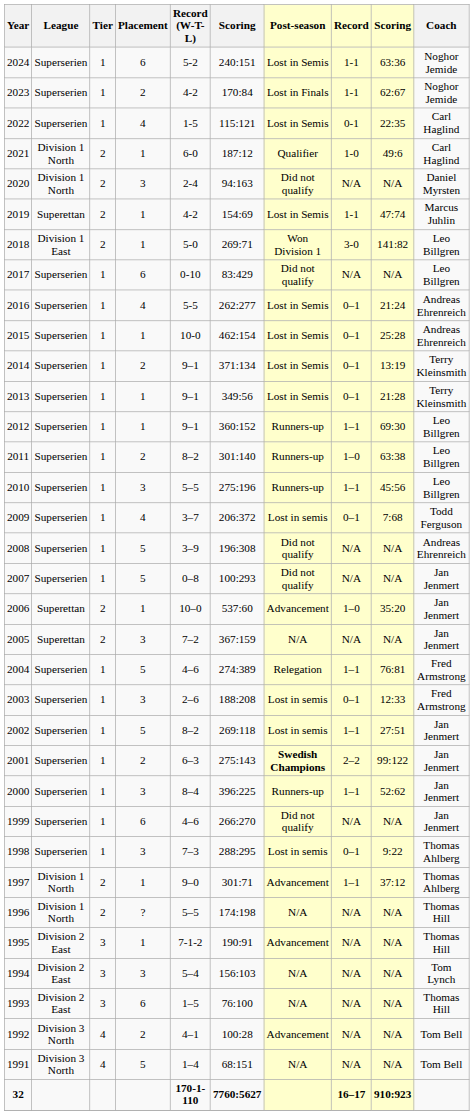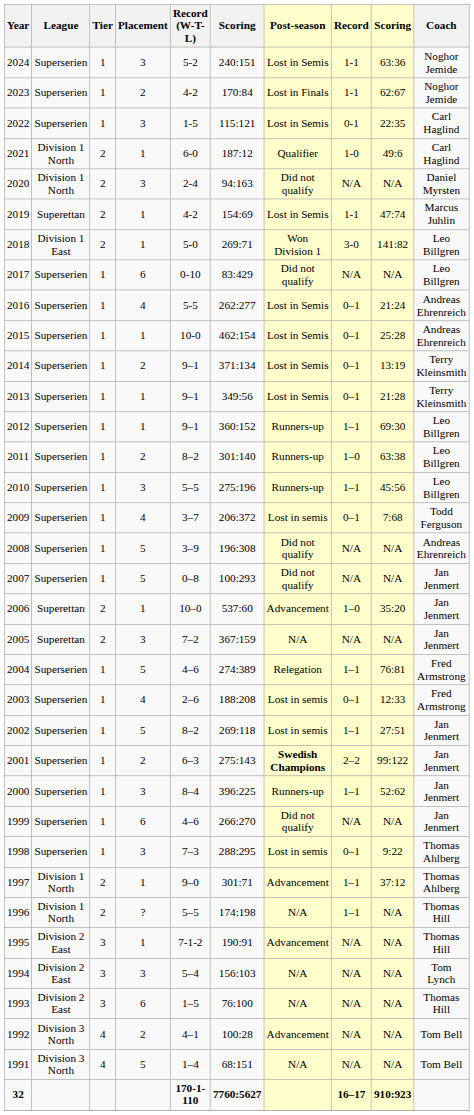(143, 62) 6 -> (143, 62) 3
(143, 123) 4 -> (143, 123) 3
(143, 700) 3 -> (143, 700) 4
(351, 912) N/A -> (351, 912) 1–1
